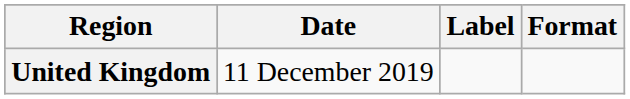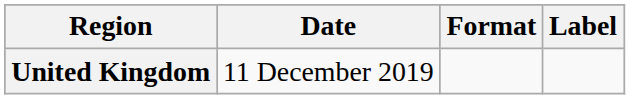columns swapped: (572, 26) <-> (481, 26)
